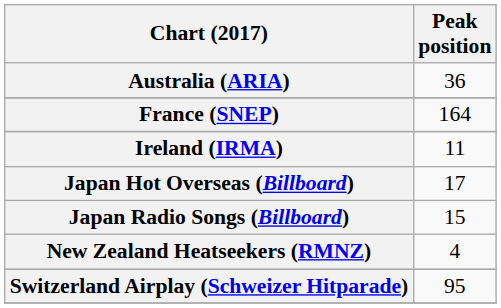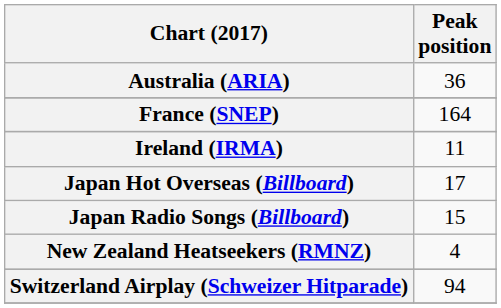(455, 285) 95 -> (455, 285) 94
